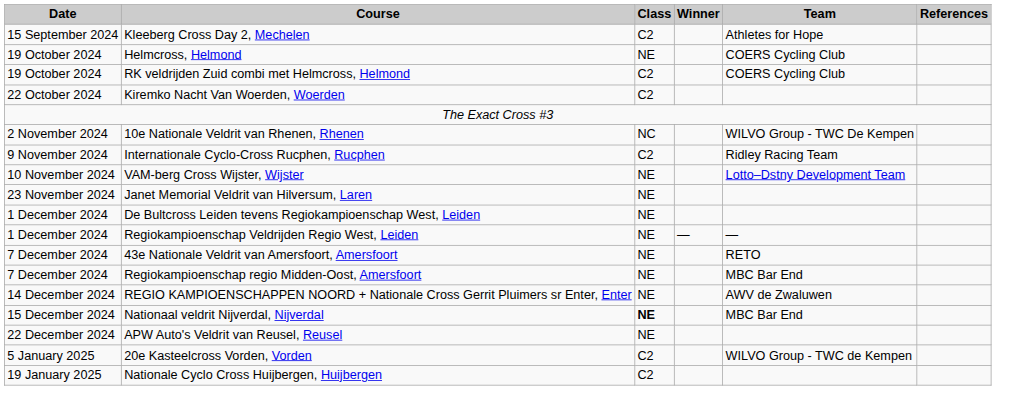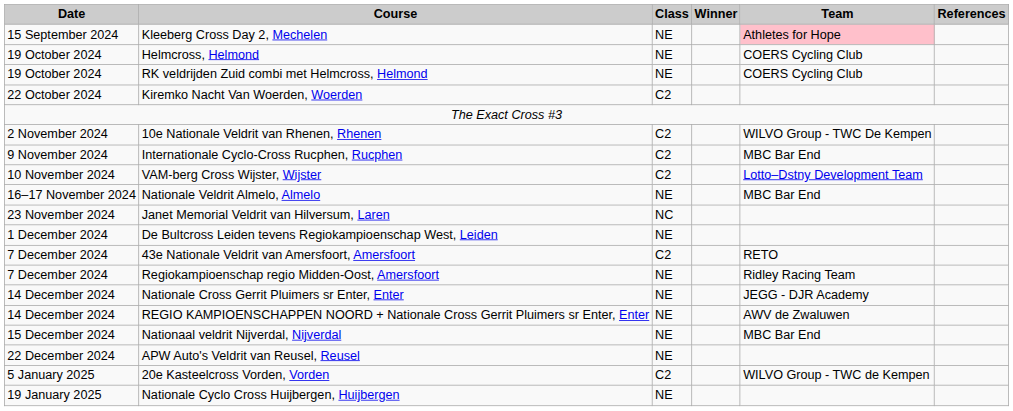(646, 34) C2 -> (664, 34) NE
(774, 34) no background -> (792, 34) pink background
(646, 74) C2 -> (664, 74) NE
(647, 134) NC -> (663, 134) C2
(782, 154) Ridley Racing Team -> (782, 154) MBC Bar End
(646, 174) NE -> (663, 174) C2
+ row: (231, 194)
(646, 194) NE -> (664, 214) NC
- row: (271, 235)
(646, 255) NE -> (663, 255) C2
(764, 275) MBC Bar End -> (799, 275) Ridley Racing Team
+ row: (273, 295)
(646, 315) bold -> (664, 335) normal
(646, 375) C2 -> (664, 395) NE
